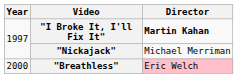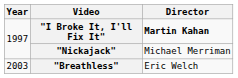(17, 66) 2000 -> (17, 66) 2003
(171, 66) pink background -> (171, 66) no background
